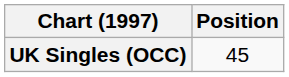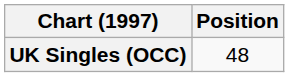(237, 54) 45 -> (237, 54) 48
